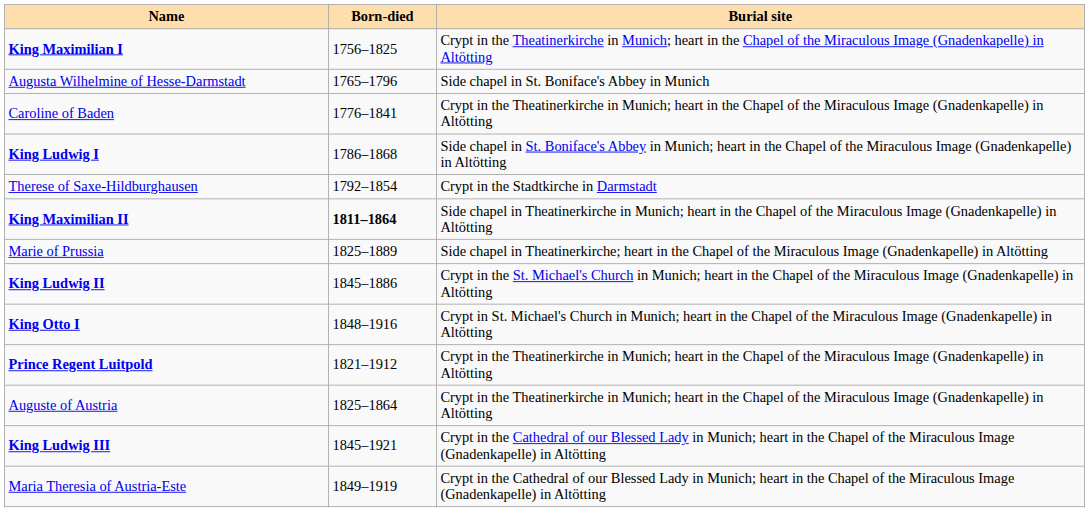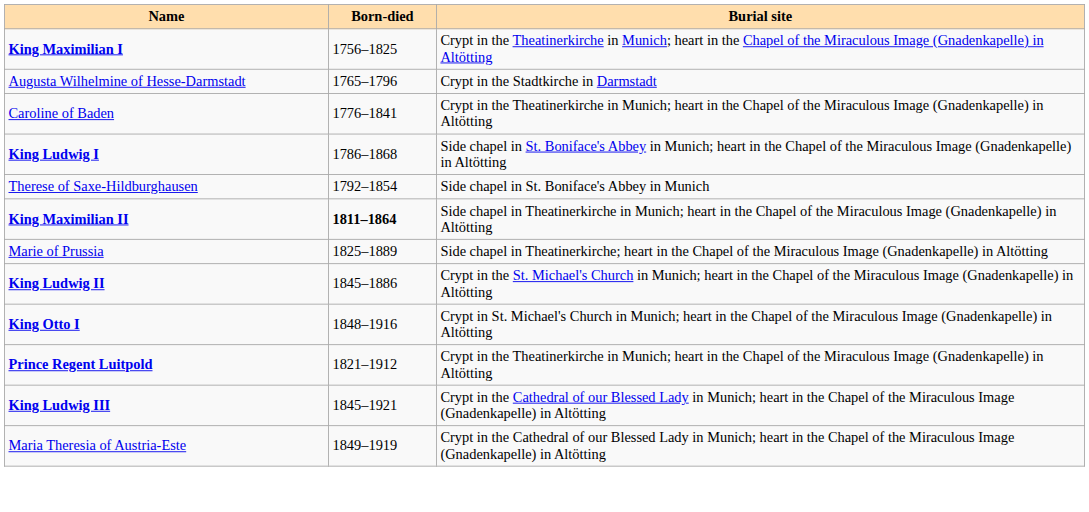(575, 81) Side chapel in St. Boniface's Abbey in Munich -> (549, 81) Crypt in the Stadtkirche in Darmstadt
(549, 186) Crypt in the Stadtkirche in Darmstadt -> (575, 186) Side chapel in St. Boniface's Abbey in Munich
- row: (63, 405)
